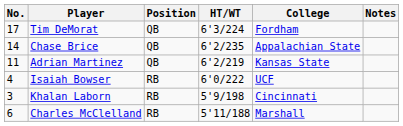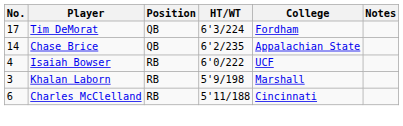- row: (77, 63)
(286, 96) Cincinnati -> (280, 80) Marshall
(280, 113) Marshall -> (286, 96) Cincinnati
